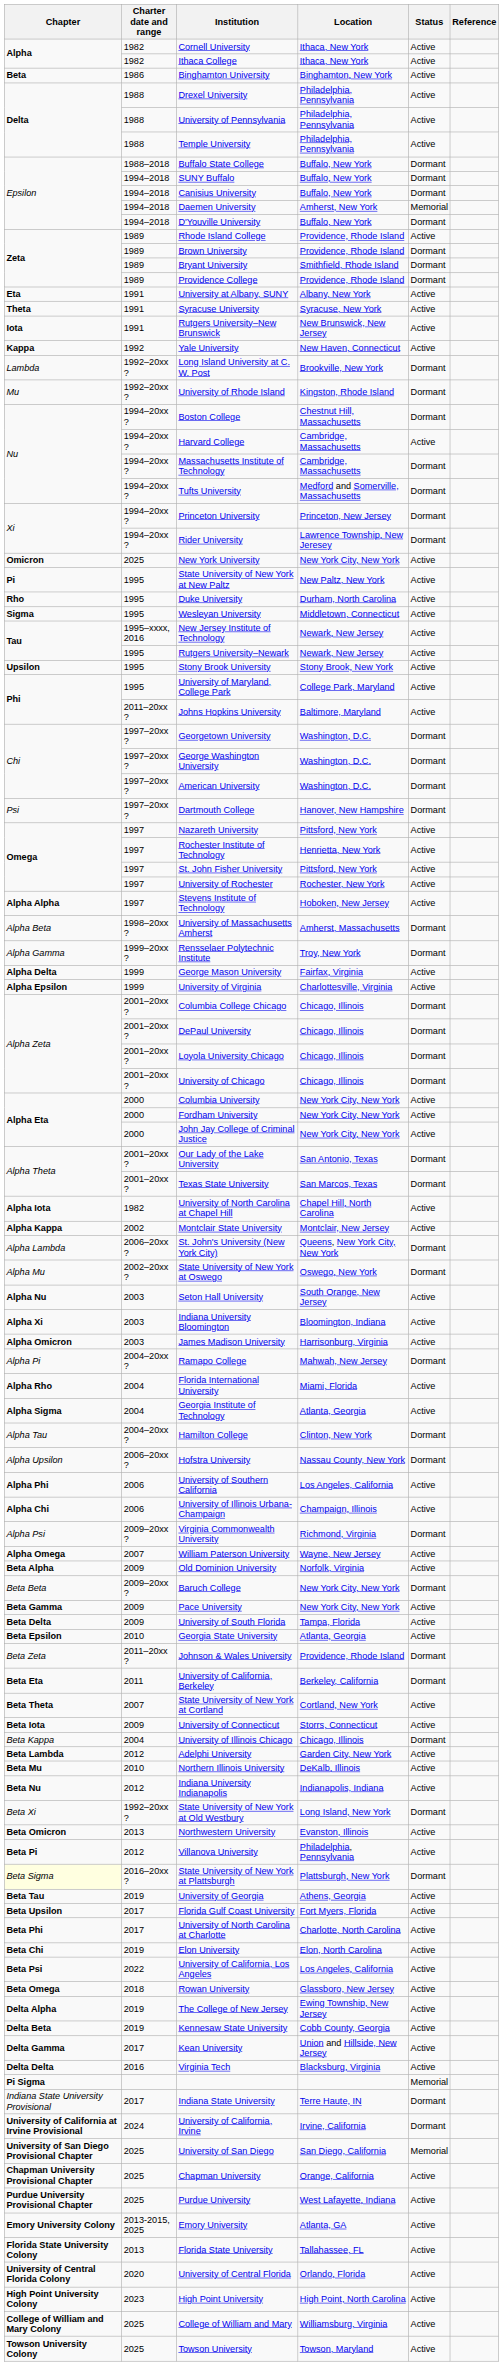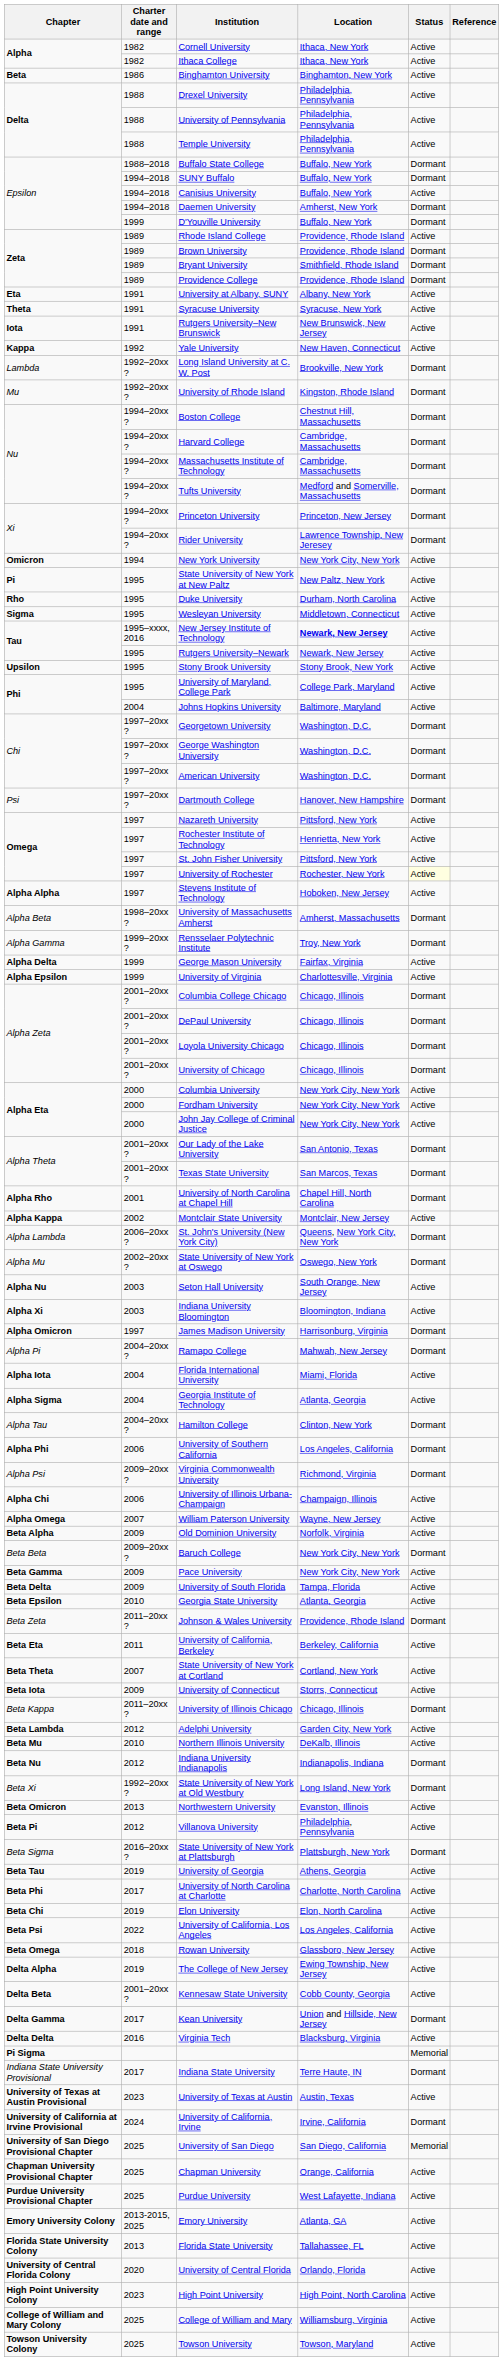(428, 193) Dormant -> (423, 193) Active
(429, 207) Memorial -> (428, 207) Dormant
(147, 222) 1994–2018 -> (134, 222) 1999
(423, 441) Active -> (428, 441) Dormant
(134, 560) 2025 -> (134, 560) 1994
(342, 633) normal -> (344, 633) bold
(146, 711) 2011–20xx ? -> (134, 706) 2004
(423, 884) no background -> (423, 873) lightyellow background
(28, 1208) Alpha Iota -> (29, 1198) Alpha Rho
(134, 1208) 1982 -> (134, 1198) 2001
(423, 1208) Active -> (428, 1198) Dormant
(134, 1341) 2003 -> (134, 1331) 1997
(423, 1341) Active -> (428, 1331) Dormant
(29, 1386) Alpha Rho -> (28, 1375) Alpha Iota
- row: (214, 1460)
(423, 1484) Active -> (428, 1449) Dormant
rows swapped: (235, 1509) <-> (226, 1534)
(428, 1680) Dormant -> (423, 1645) Active
(134, 1739) 2004 -> (146, 1709) 2011–20xx ?
(423, 1788) Active -> (428, 1763) Dormant
(30, 1876) lightyellow background -> (30, 1852) no background
- row: (236, 1910)
(134, 2028) 2019 -> (146, 1994) 2001–20xx ?
(423, 2048) Active -> (428, 2019) Dormant
+ row: (235, 2097)
